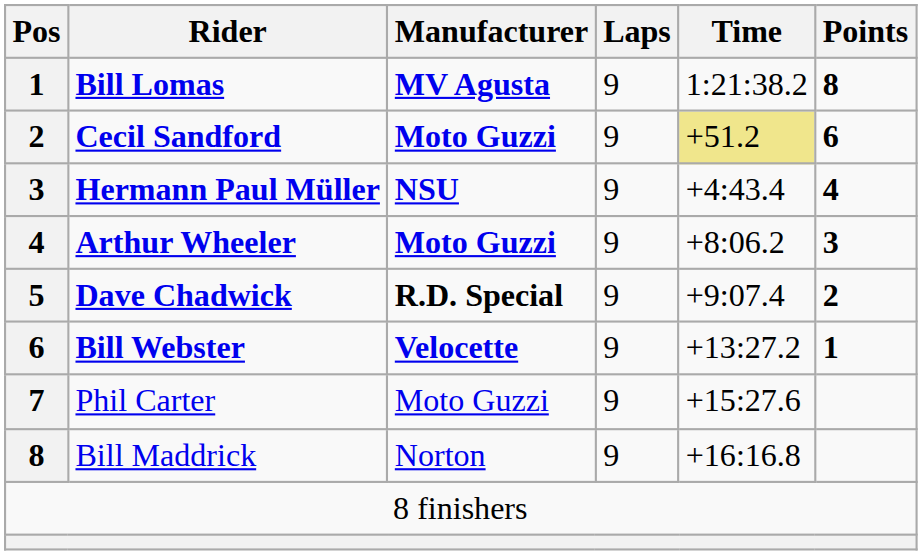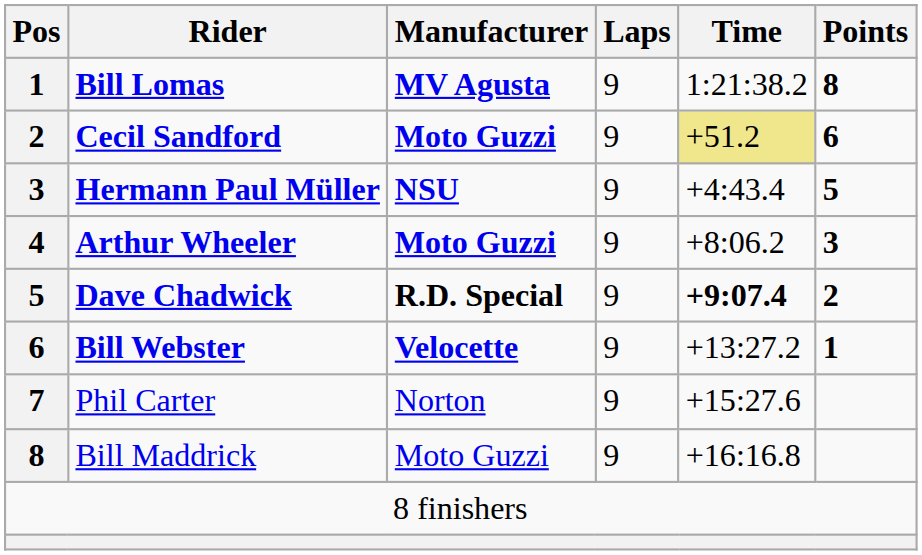(831, 189) 4 -> (831, 189) 5
(735, 295) normal -> (736, 295) bold
(472, 401) Moto Guzzi -> (440, 401) Norton
(440, 454) Norton -> (472, 454) Moto Guzzi
